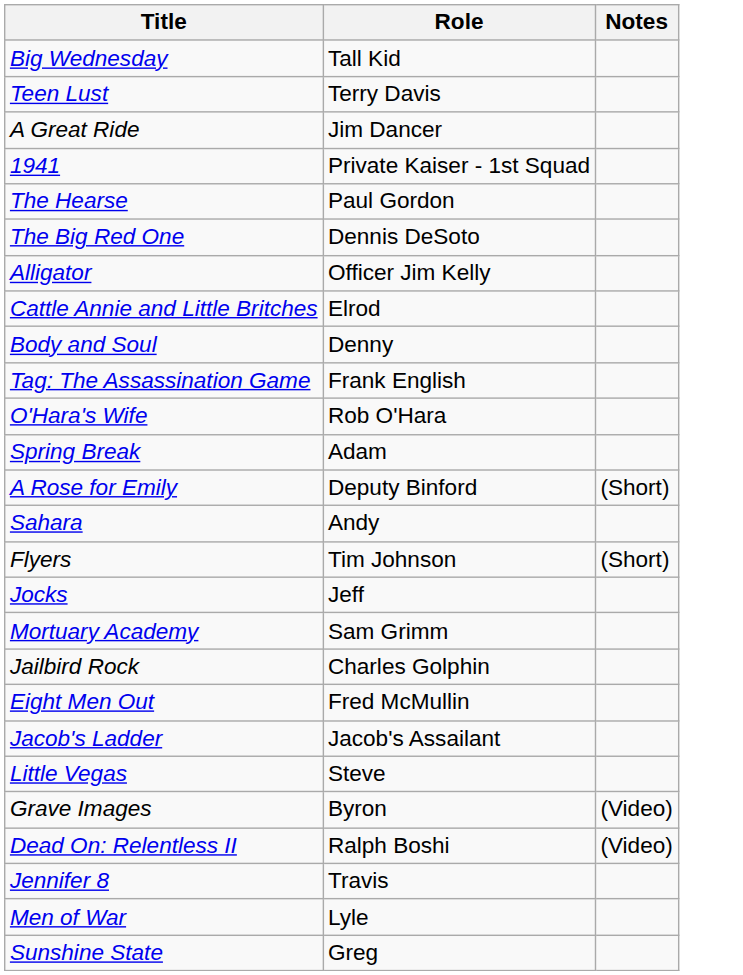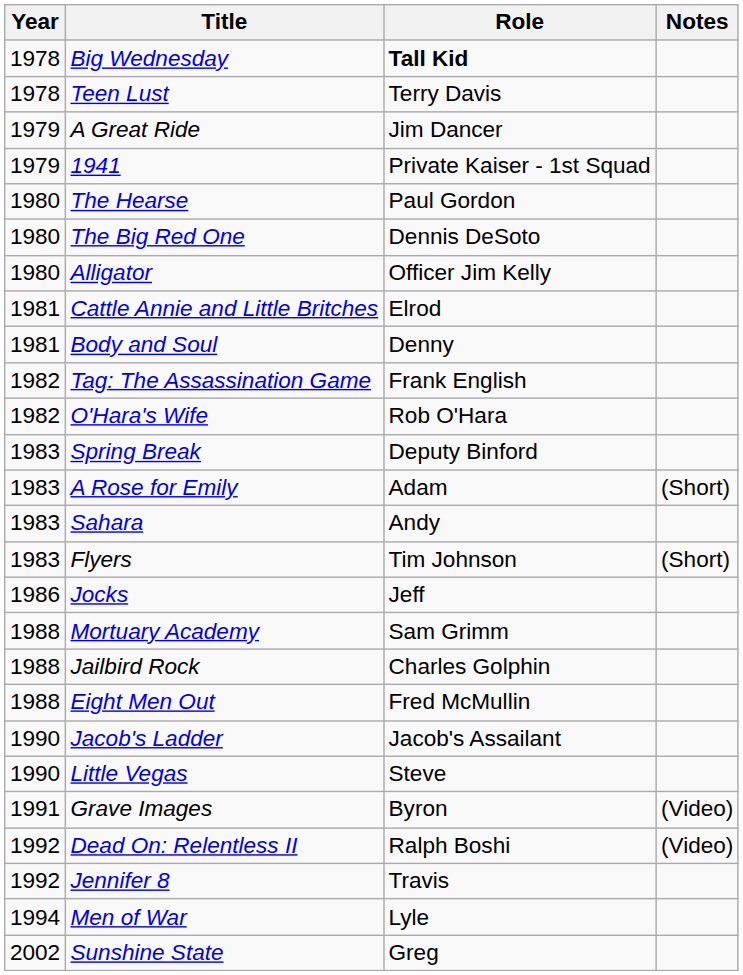+ column: (35, 22)
(364, 58) normal -> (428, 58) bold
(357, 451) Adam -> (463, 451) Deputy Binford
(403, 487) Deputy Binford -> (418, 487) Adam
